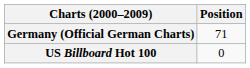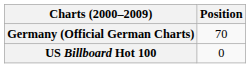(221, 33) 71 -> (221, 33) 70
